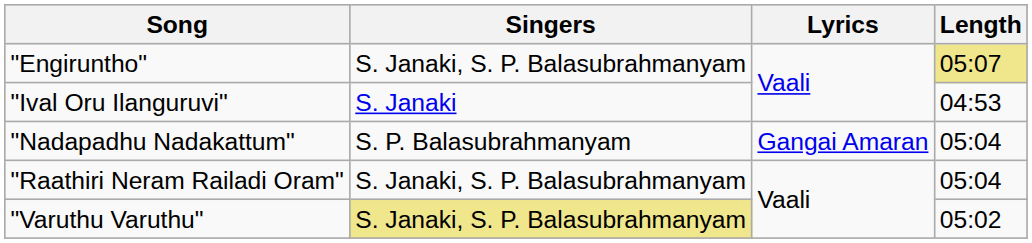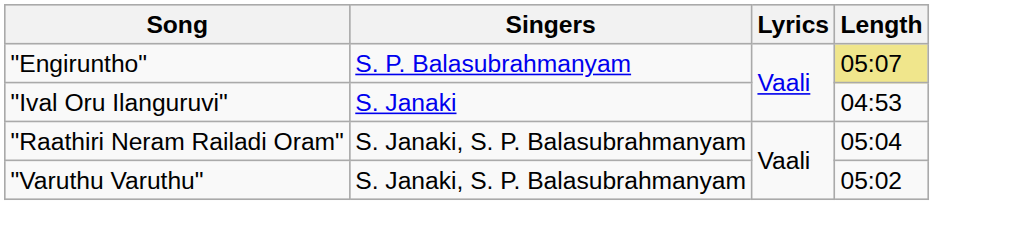(551, 63) S. Janaki, S. P. Balasubrahmanyam -> (493, 63) S. P. Balasubrahmanyam
- row: (153, 141)
(551, 219) khaki background -> (551, 180) no background
